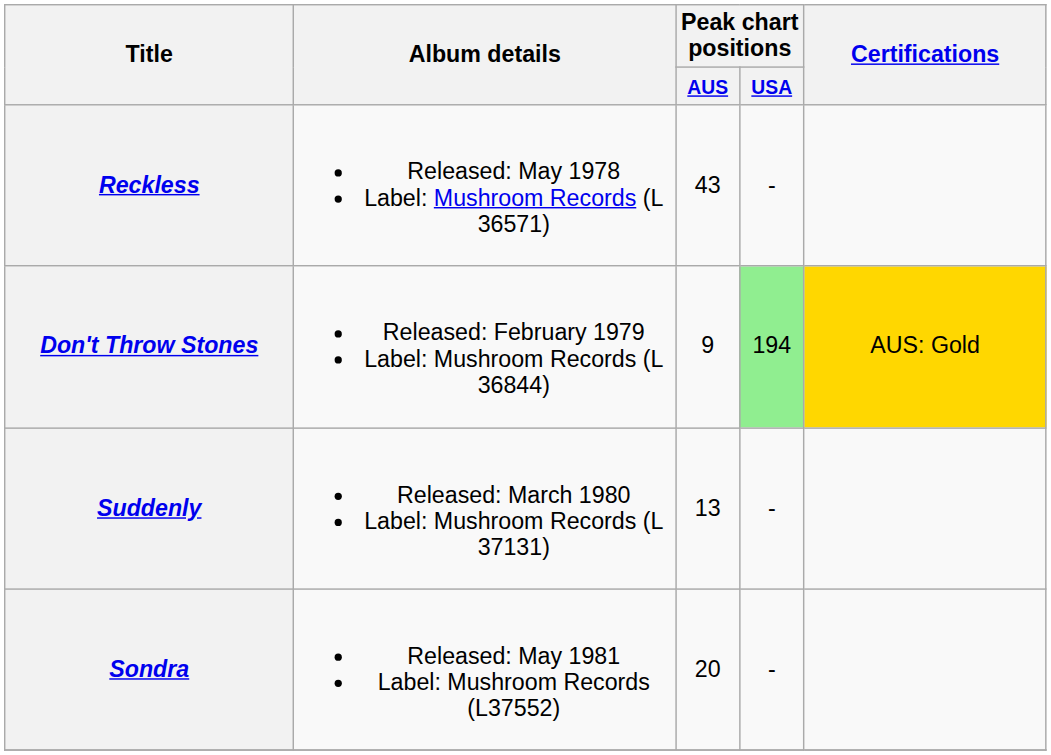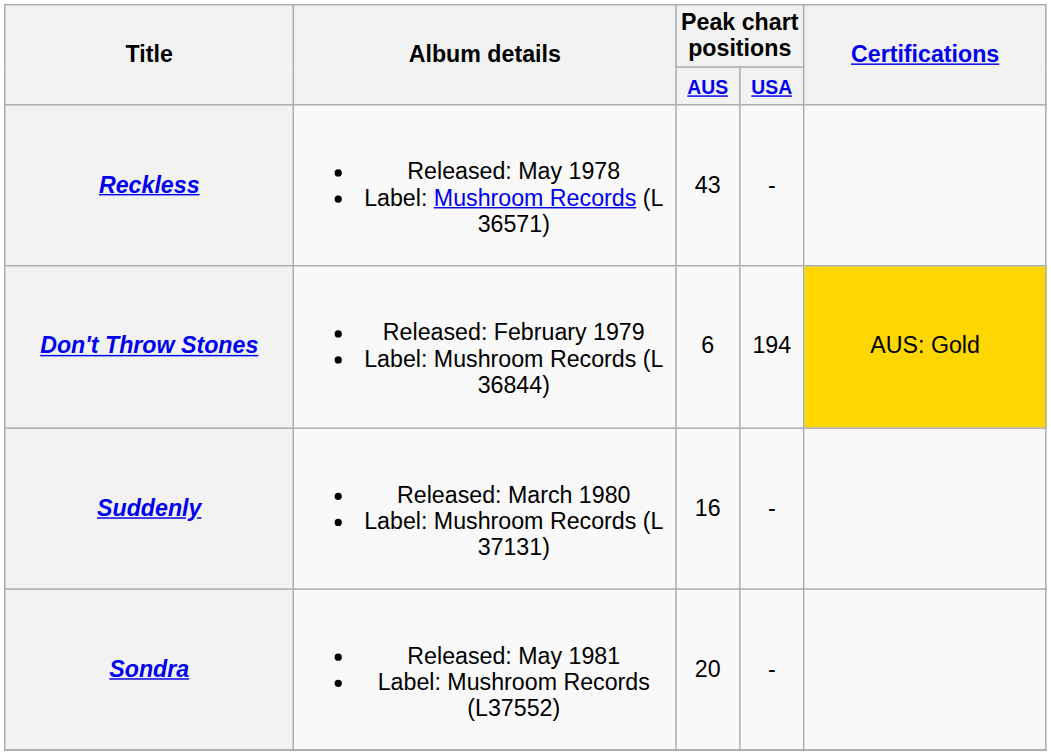(708, 346) 9 -> (708, 346) 6
(772, 346) lightgreen background -> (772, 346) no background
(708, 507) 13 -> (708, 507) 16
